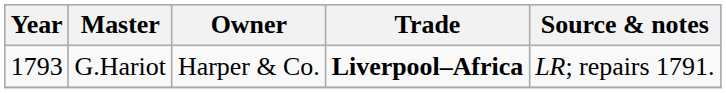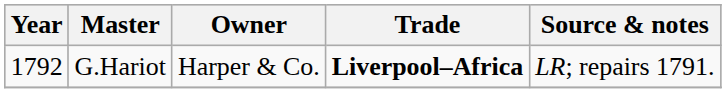(37, 66) 1793 -> (37, 66) 1792
